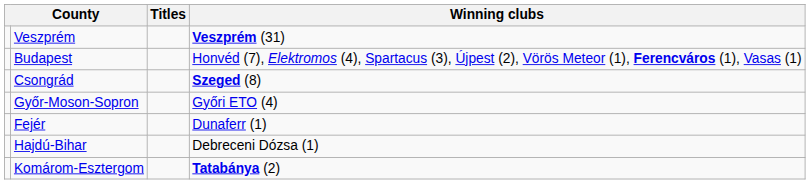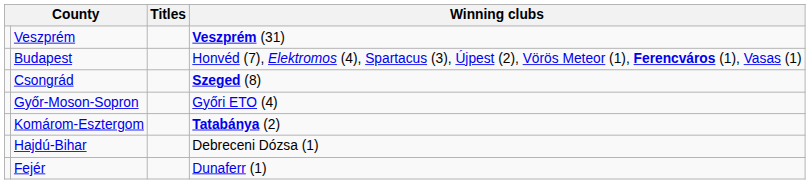rows swapped: (79, 168) <-> (30, 124)
